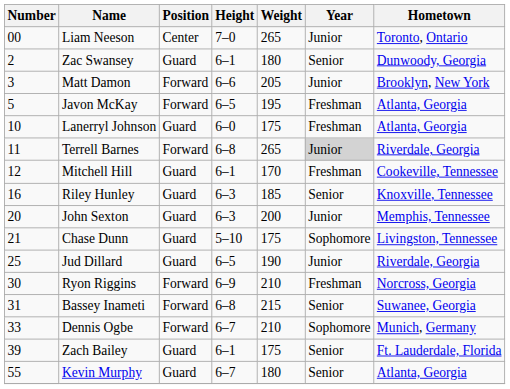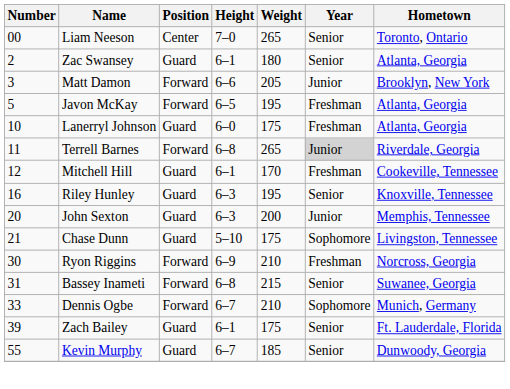(325, 38) Junior -> (326, 38) Senior
(431, 60) Dunwoody, Georgia -> (422, 60) Atlanta, Georgia
(271, 194) 185 -> (271, 194) 195
- row: (92, 261)
(271, 372) 180 -> (271, 350) 185
(422, 372) Atlanta, Georgia -> (431, 350) Dunwoody, Georgia
